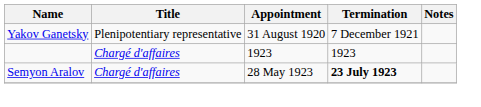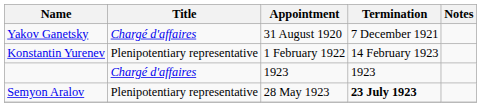(168, 33) Plenipotentiary representative -> (153, 33) Chargé d'affaires
+ row: (56, 53)
(137, 72) Chargé d'affaires -> (184, 92) Plenipotentiary representative
